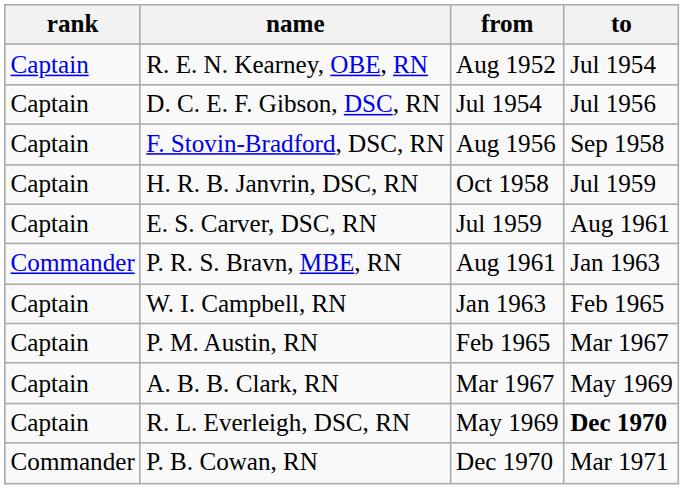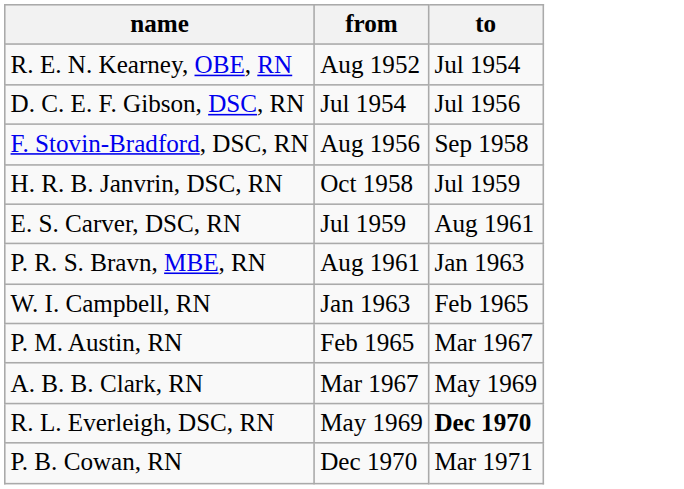- column: (73, 24)
